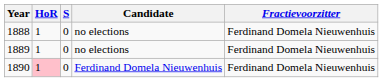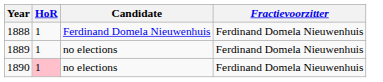- column: (66, 13)
(102, 31) no elections -> (137, 31) Ferdinand Domela Nieuwenhuis
(148, 67) Ferdinand Domela Nieuwenhuis -> (90, 67) no elections
